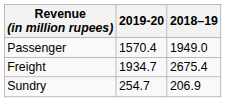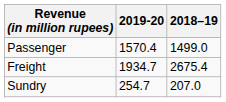(189, 47) 1949.0 -> (189, 47) 1499.0
(185, 86) 206.9 -> (185, 86) 207.0
